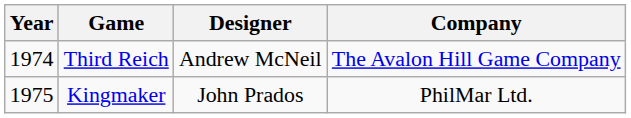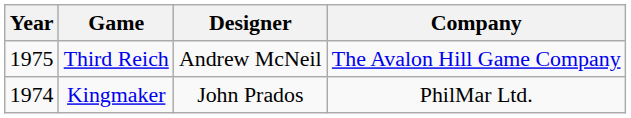(32, 58) 1974 -> (32, 58) 1975
(32, 94) 1975 -> (32, 94) 1974
